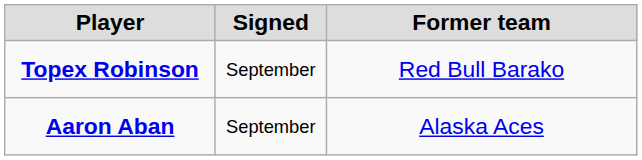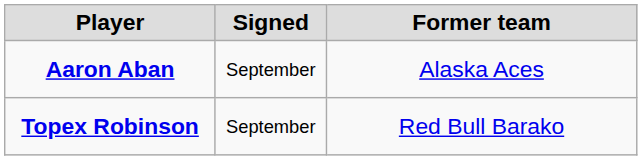rows swapped: (110, 69) <-> (110, 126)
